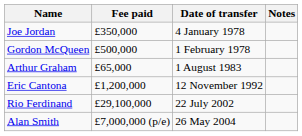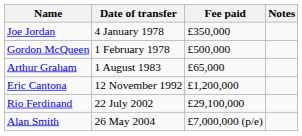columns swapped: (219, 13) <-> (132, 13)
